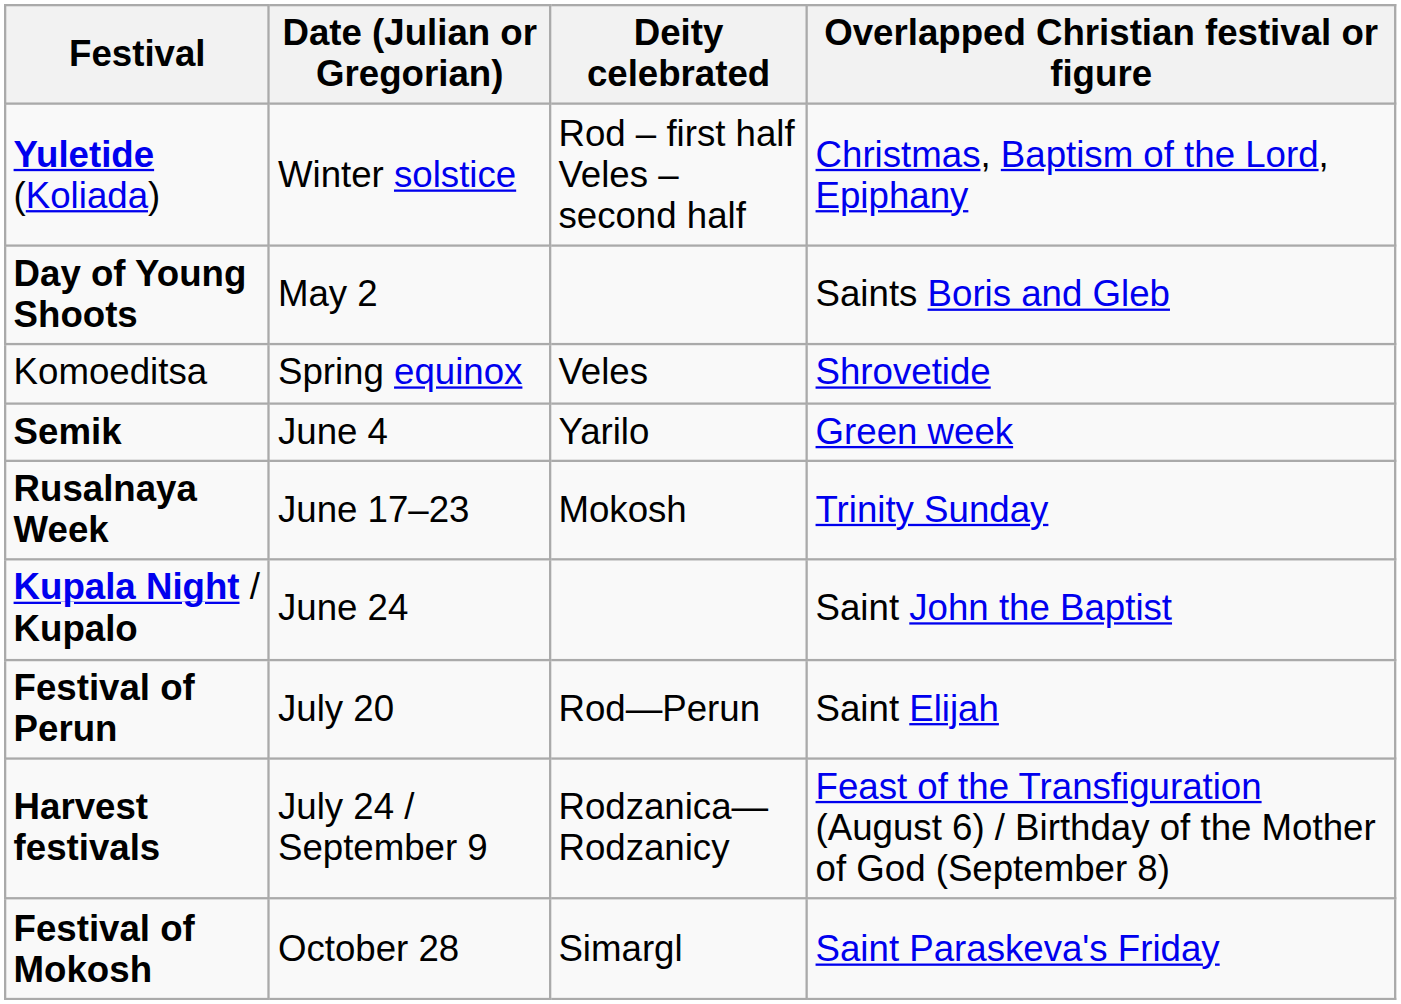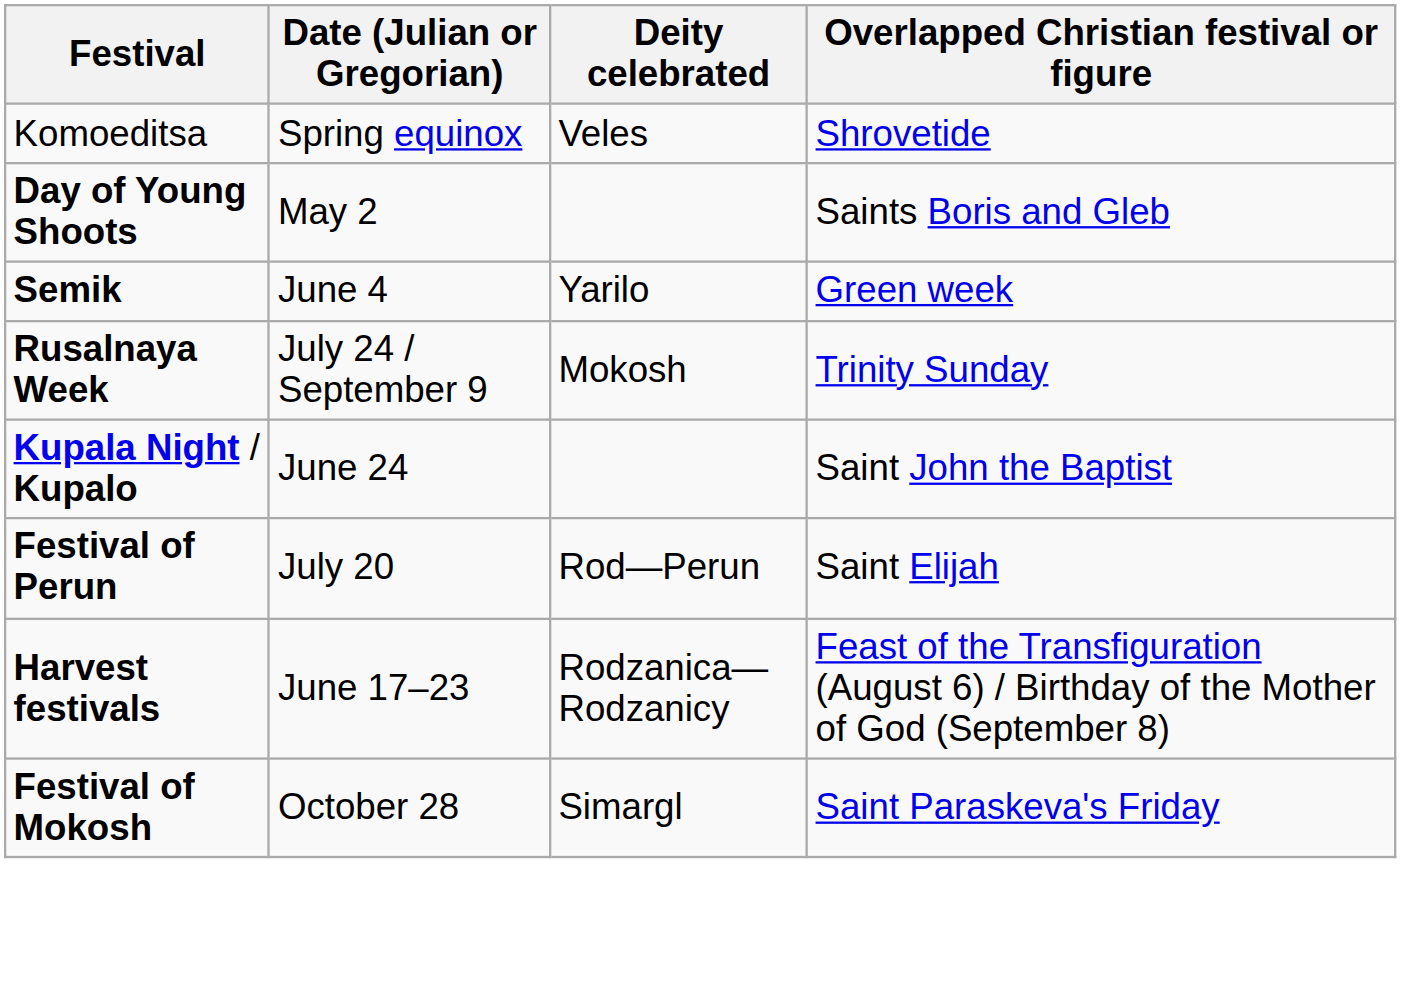- row: (87, 174)
rows swapped: (110, 372) <-> (130, 294)
(374, 509) June 17–23 -> (383, 369) July 24 / September 9
(383, 828) July 24 / September 9 -> (374, 687) June 17–23
